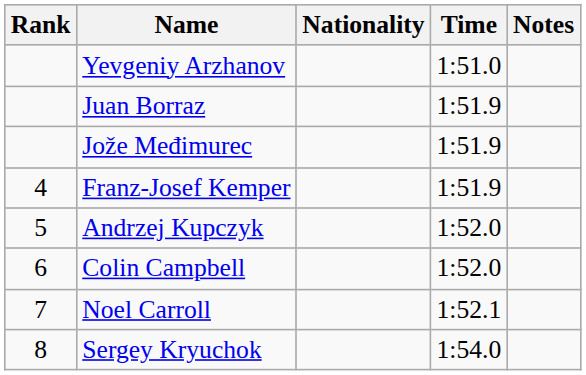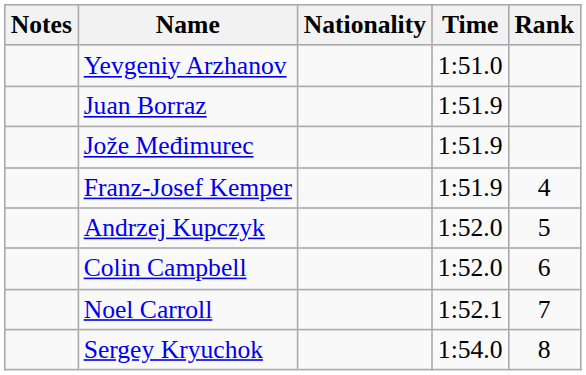columns swapped: (41, 24) <-> (544, 24)
